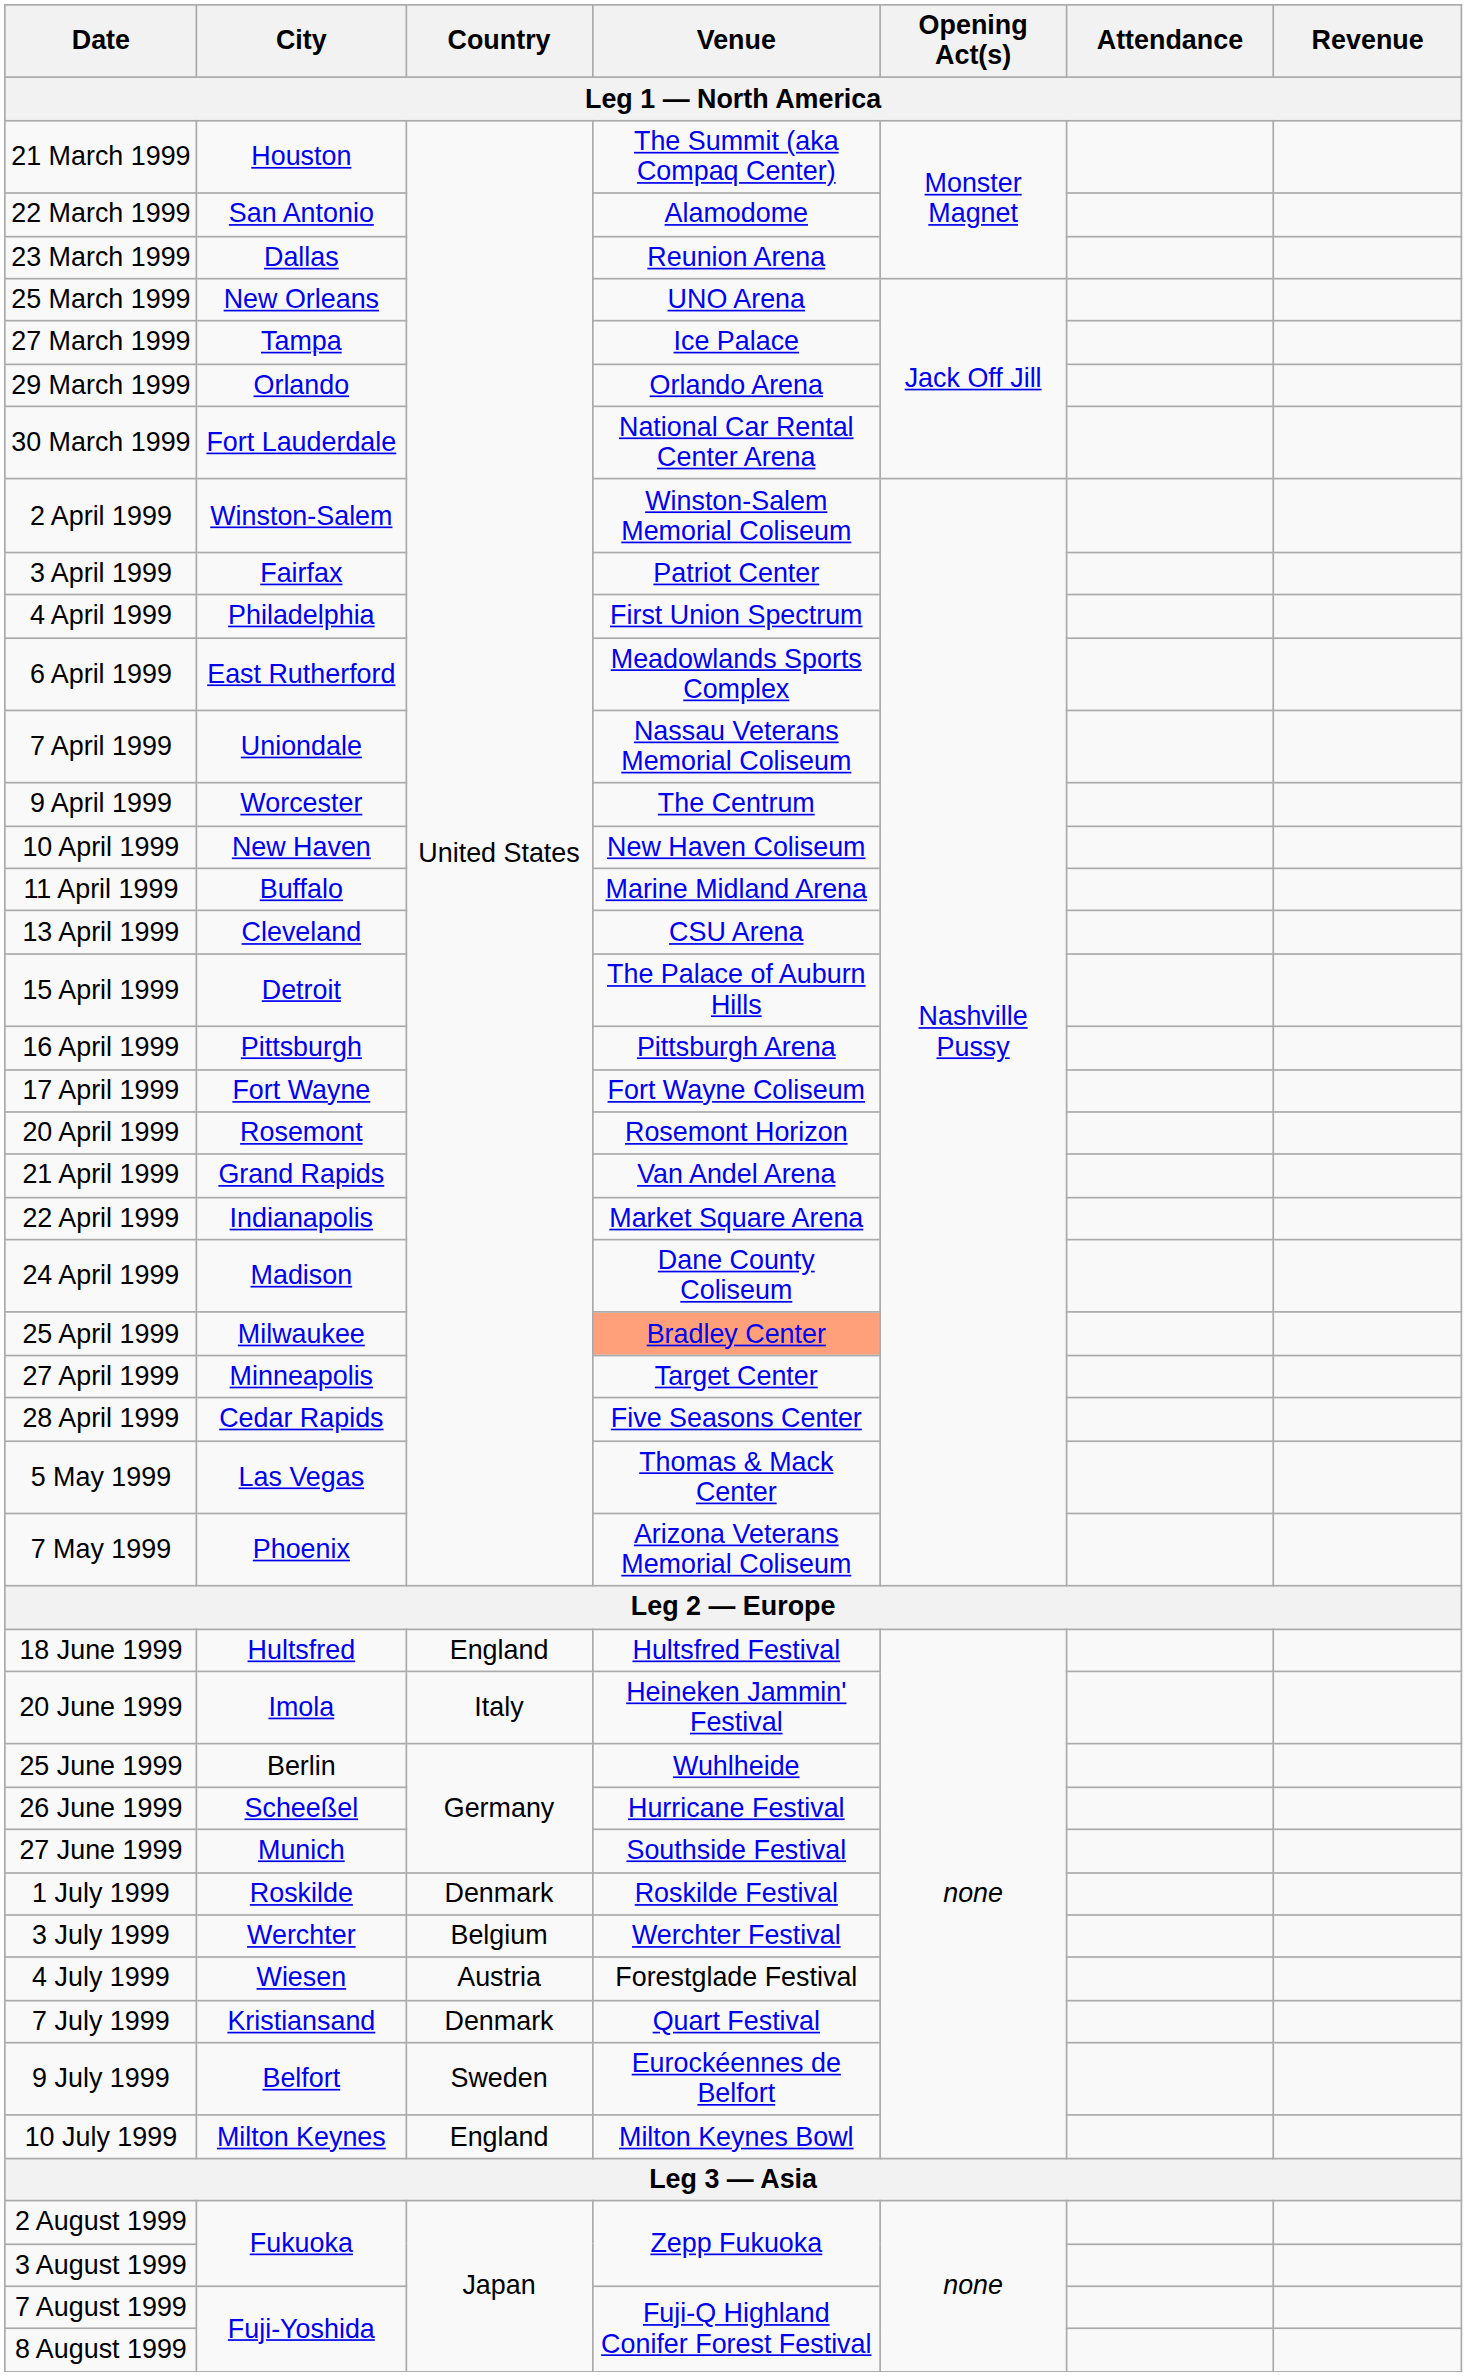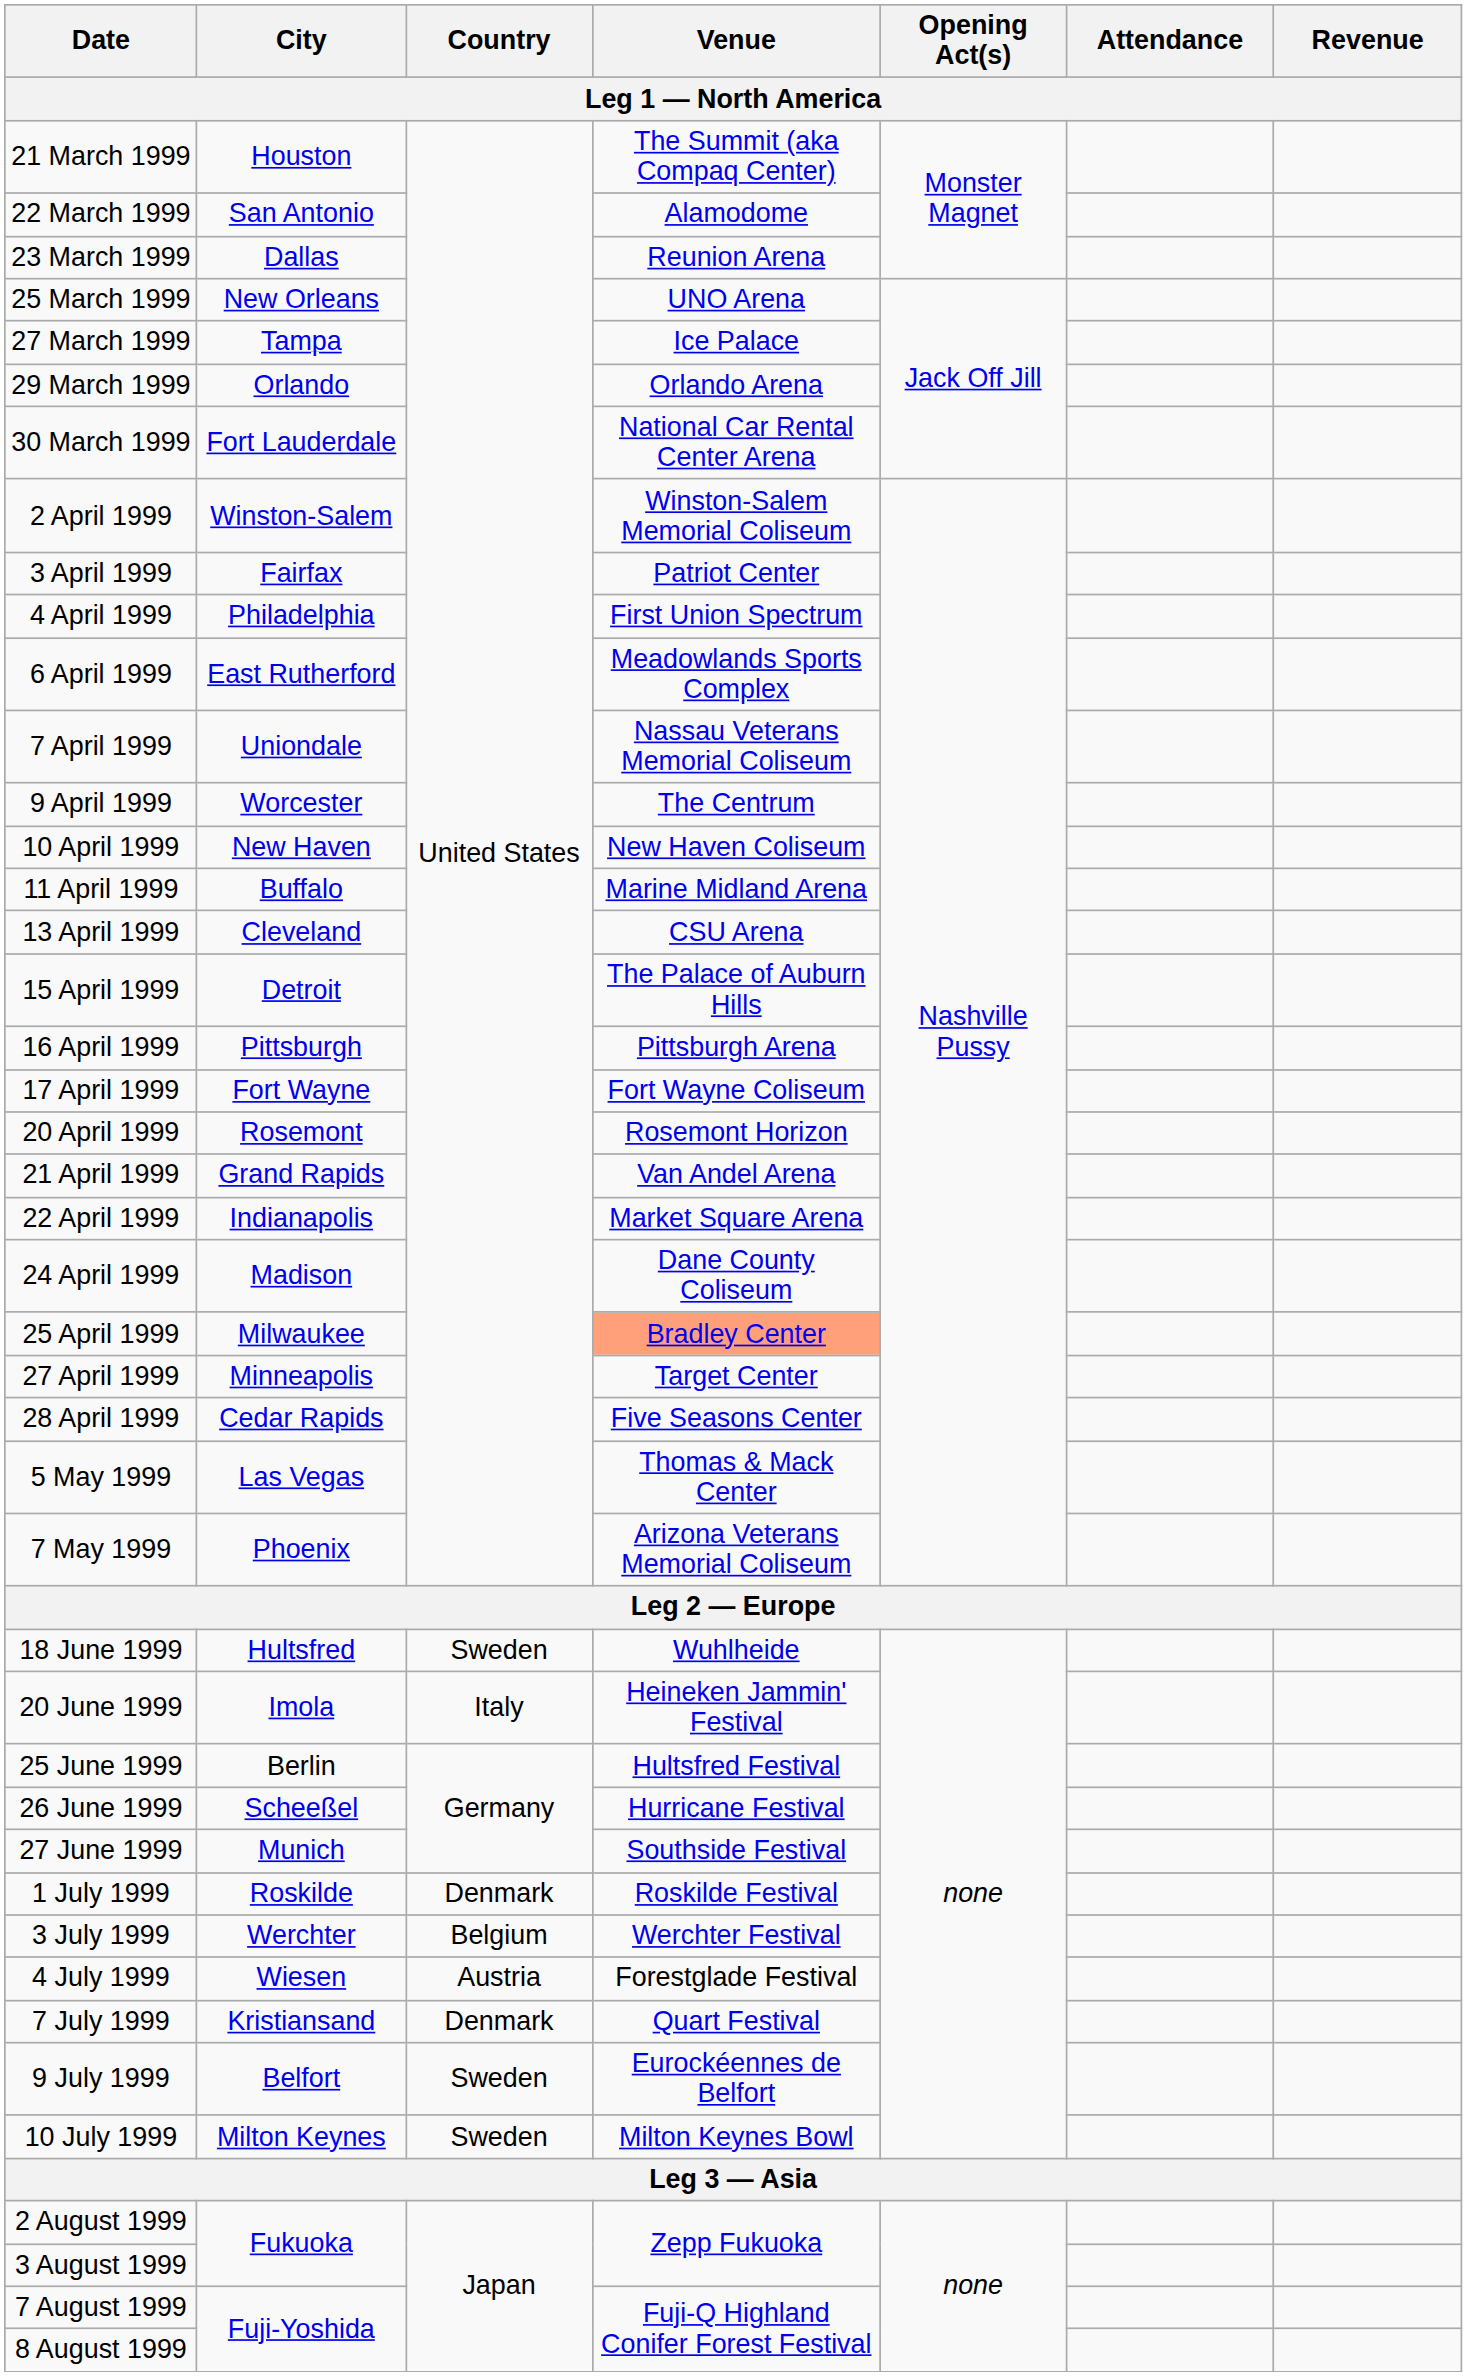(499, 1649) England -> (499, 1649) Sweden
(736, 1649) Hultsfred Festival -> (736, 1649) Wuhlheide
(736, 1765) Wuhlheide -> (736, 1765) Hultsfred Festival
(499, 2136) England -> (499, 2136) Sweden
